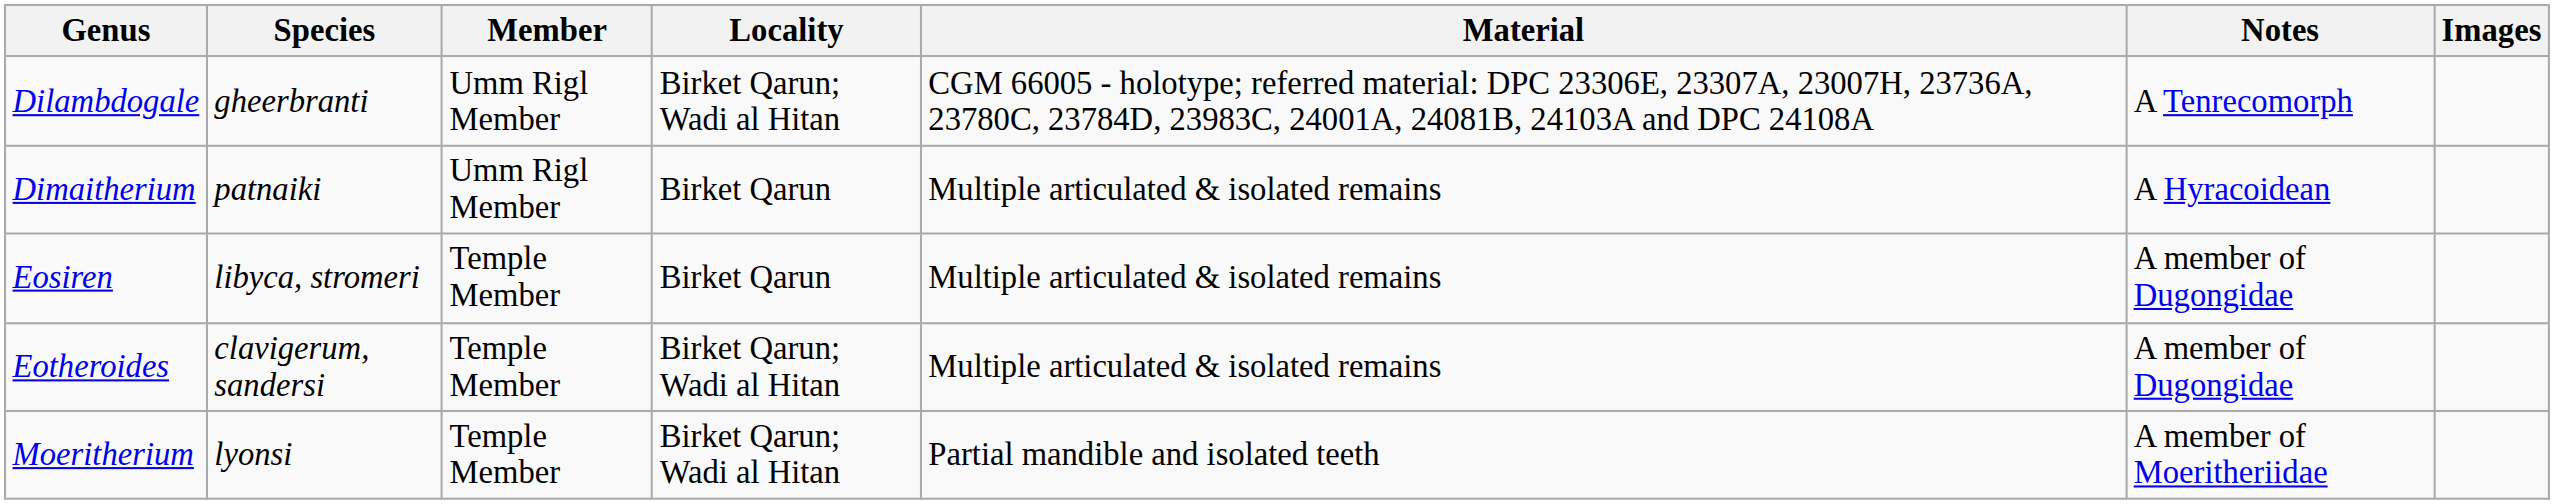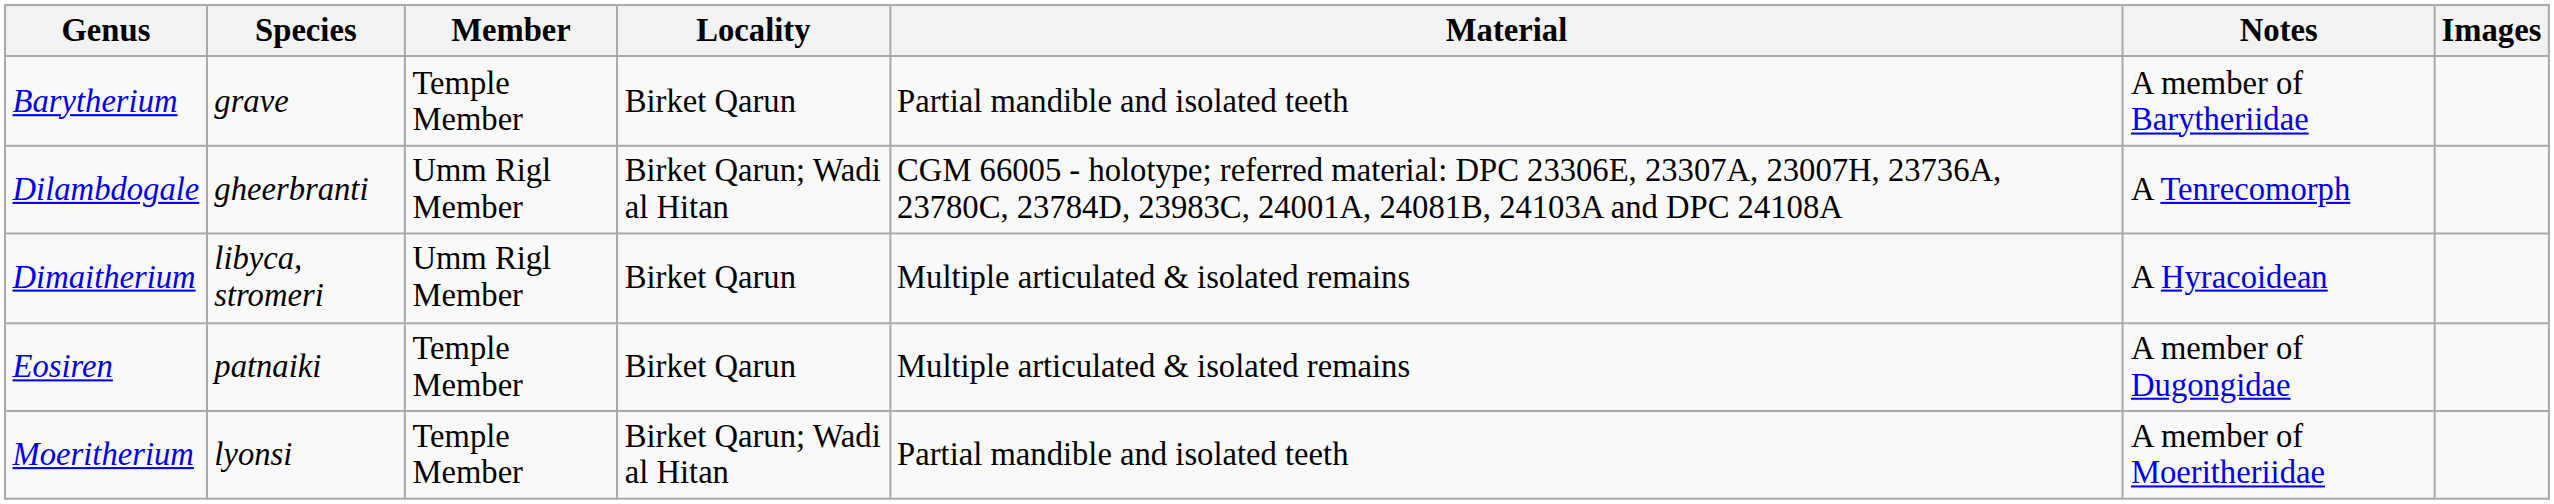+ row: (95, 100)
(268, 188) patnaiki -> (269, 277) libyca, stromeri
(317, 277) libyca, stromeri -> (268, 365) patnaiki
- row: (91, 365)
